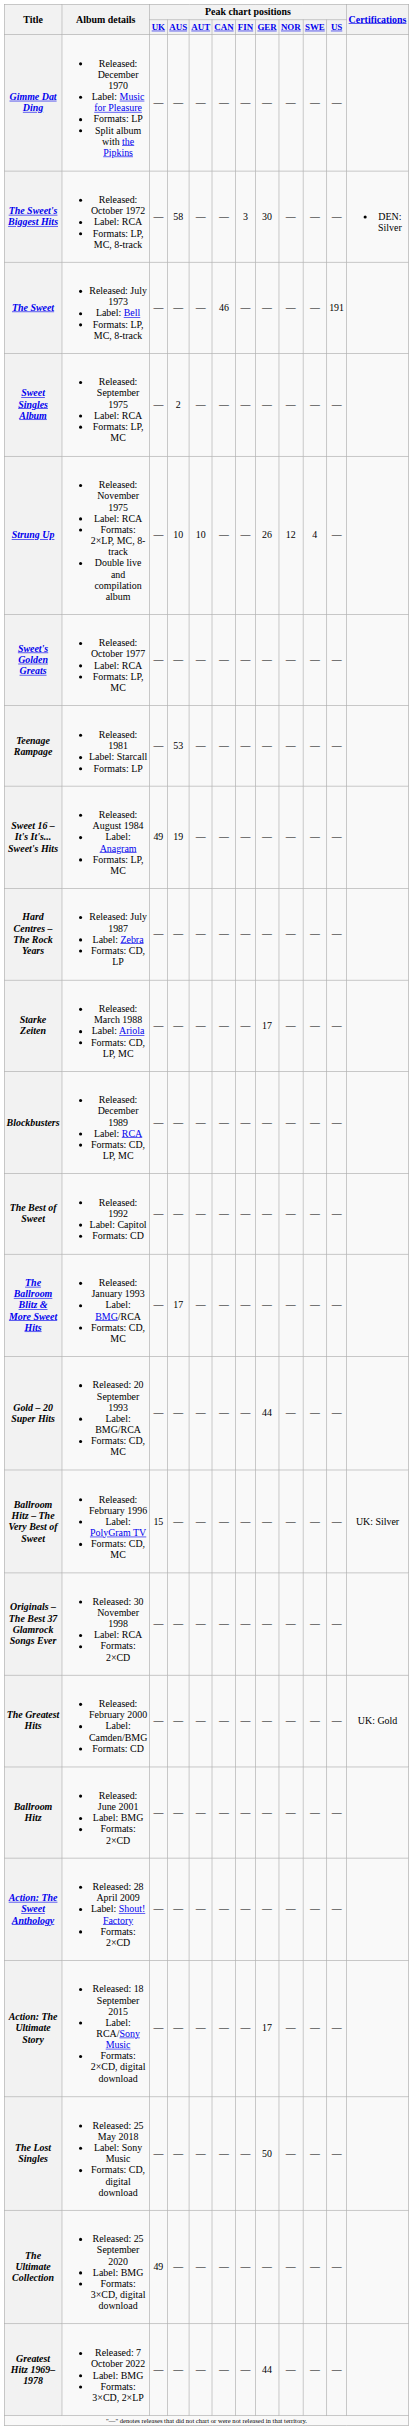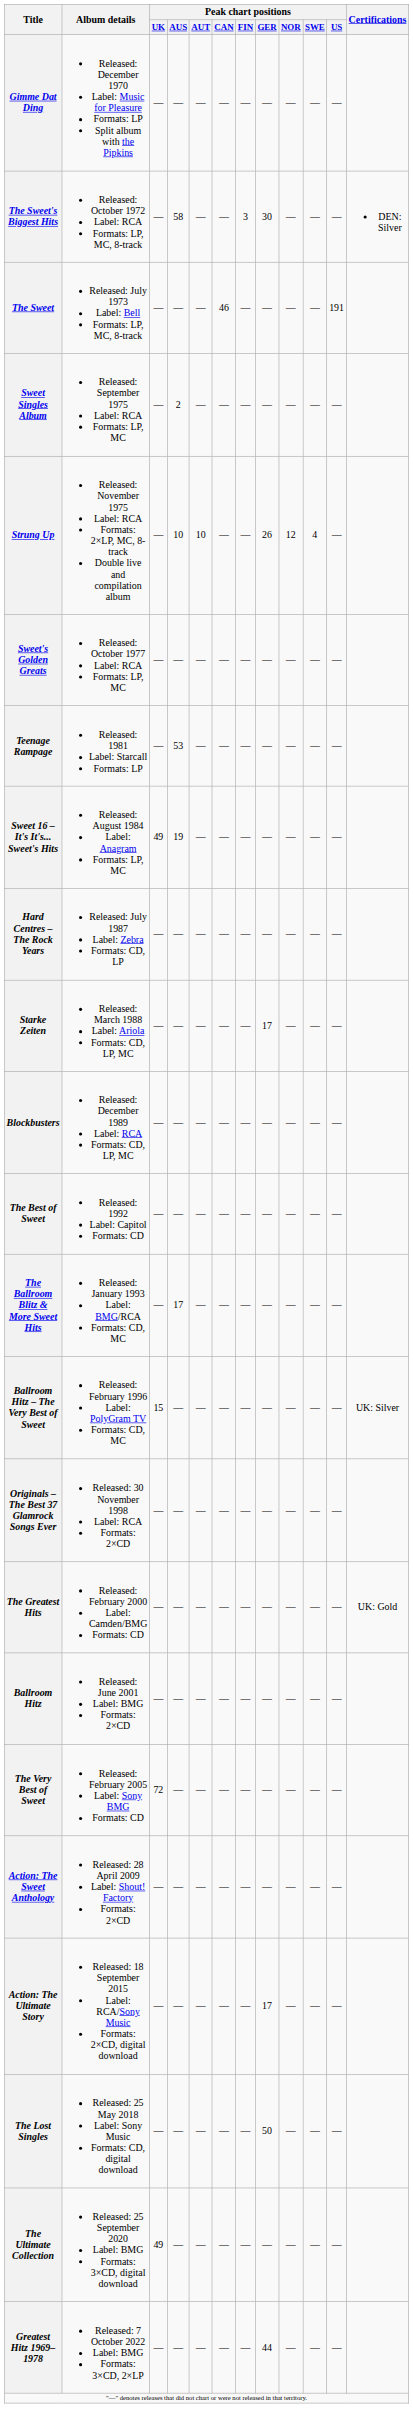- row: (33, 1413)
+ row: (33, 1790)
